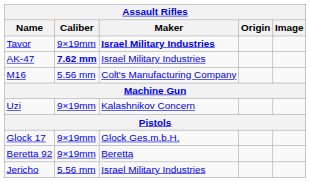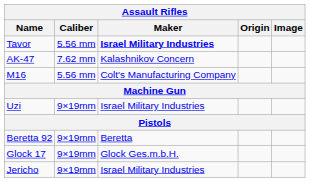(76, 43) 9×19mm -> (76, 43) 5.56 mm
(77, 59) bold -> (76, 59) normal
(153, 59) Israel Military Industries -> (147, 59) Kalashnikov Concern
(148, 106) Kalashnikov Concern -> (152, 106) Israel Military Industries
rows swapped: (26, 138) <-> (29, 153)
(76, 169) 5.56 mm -> (76, 169) 9×19mm
